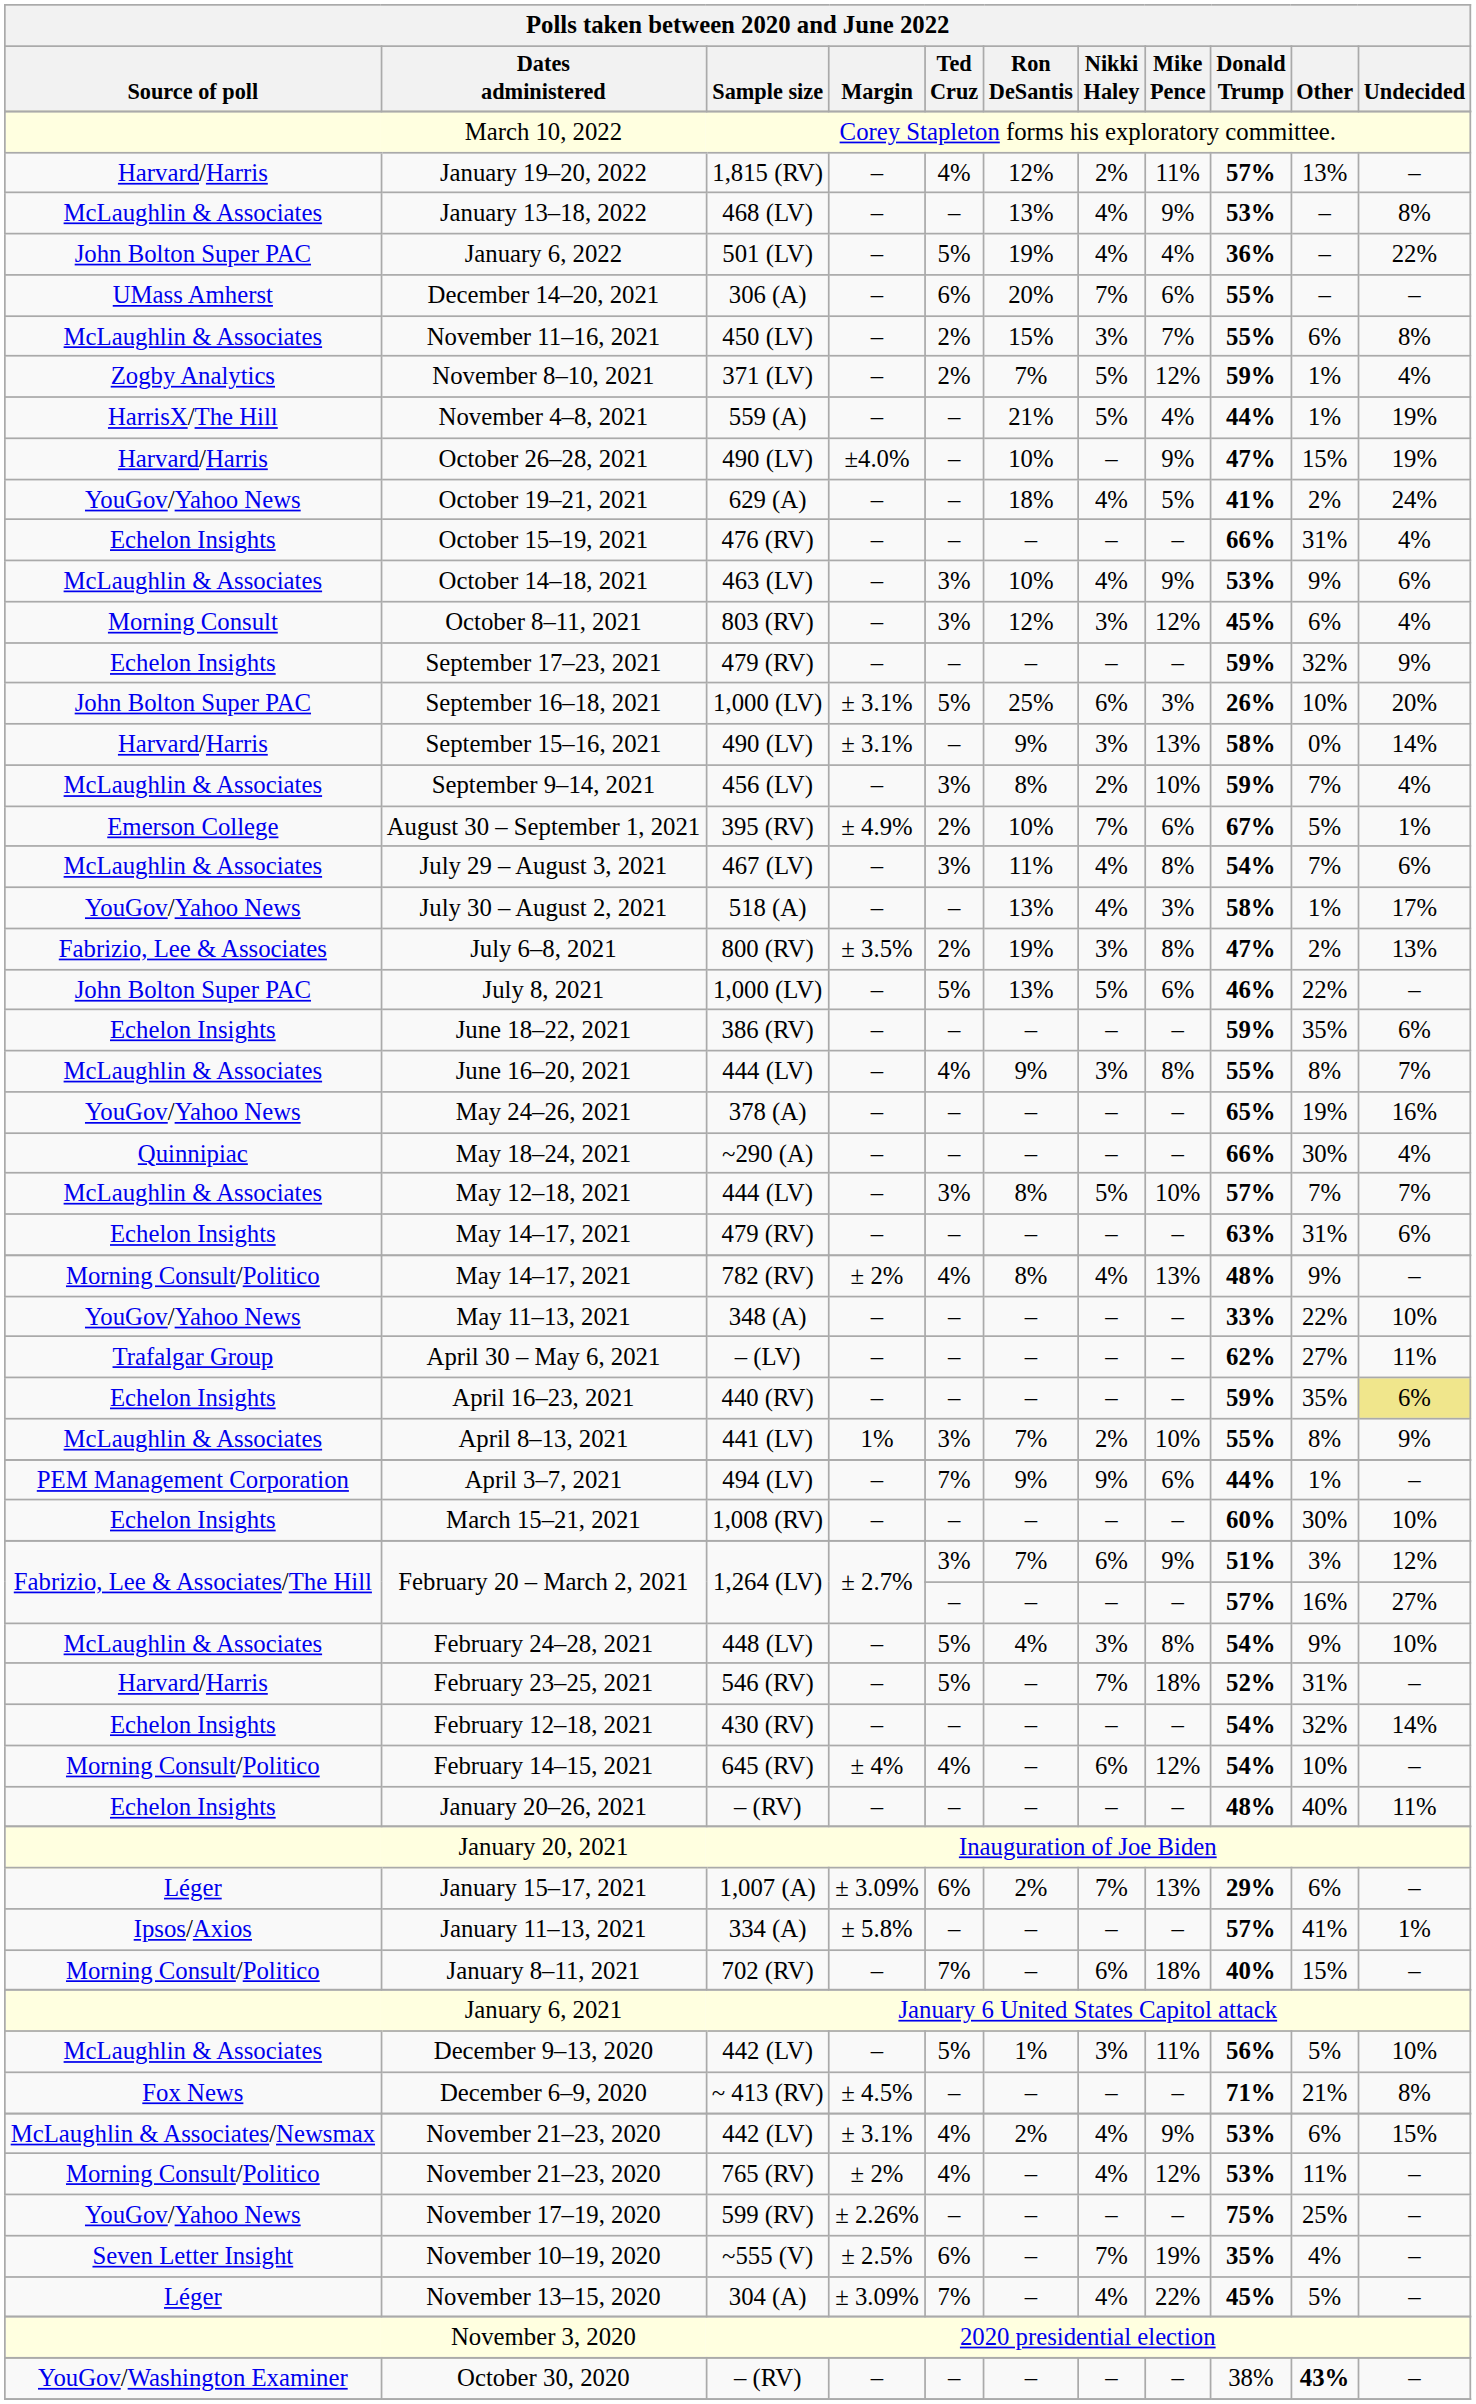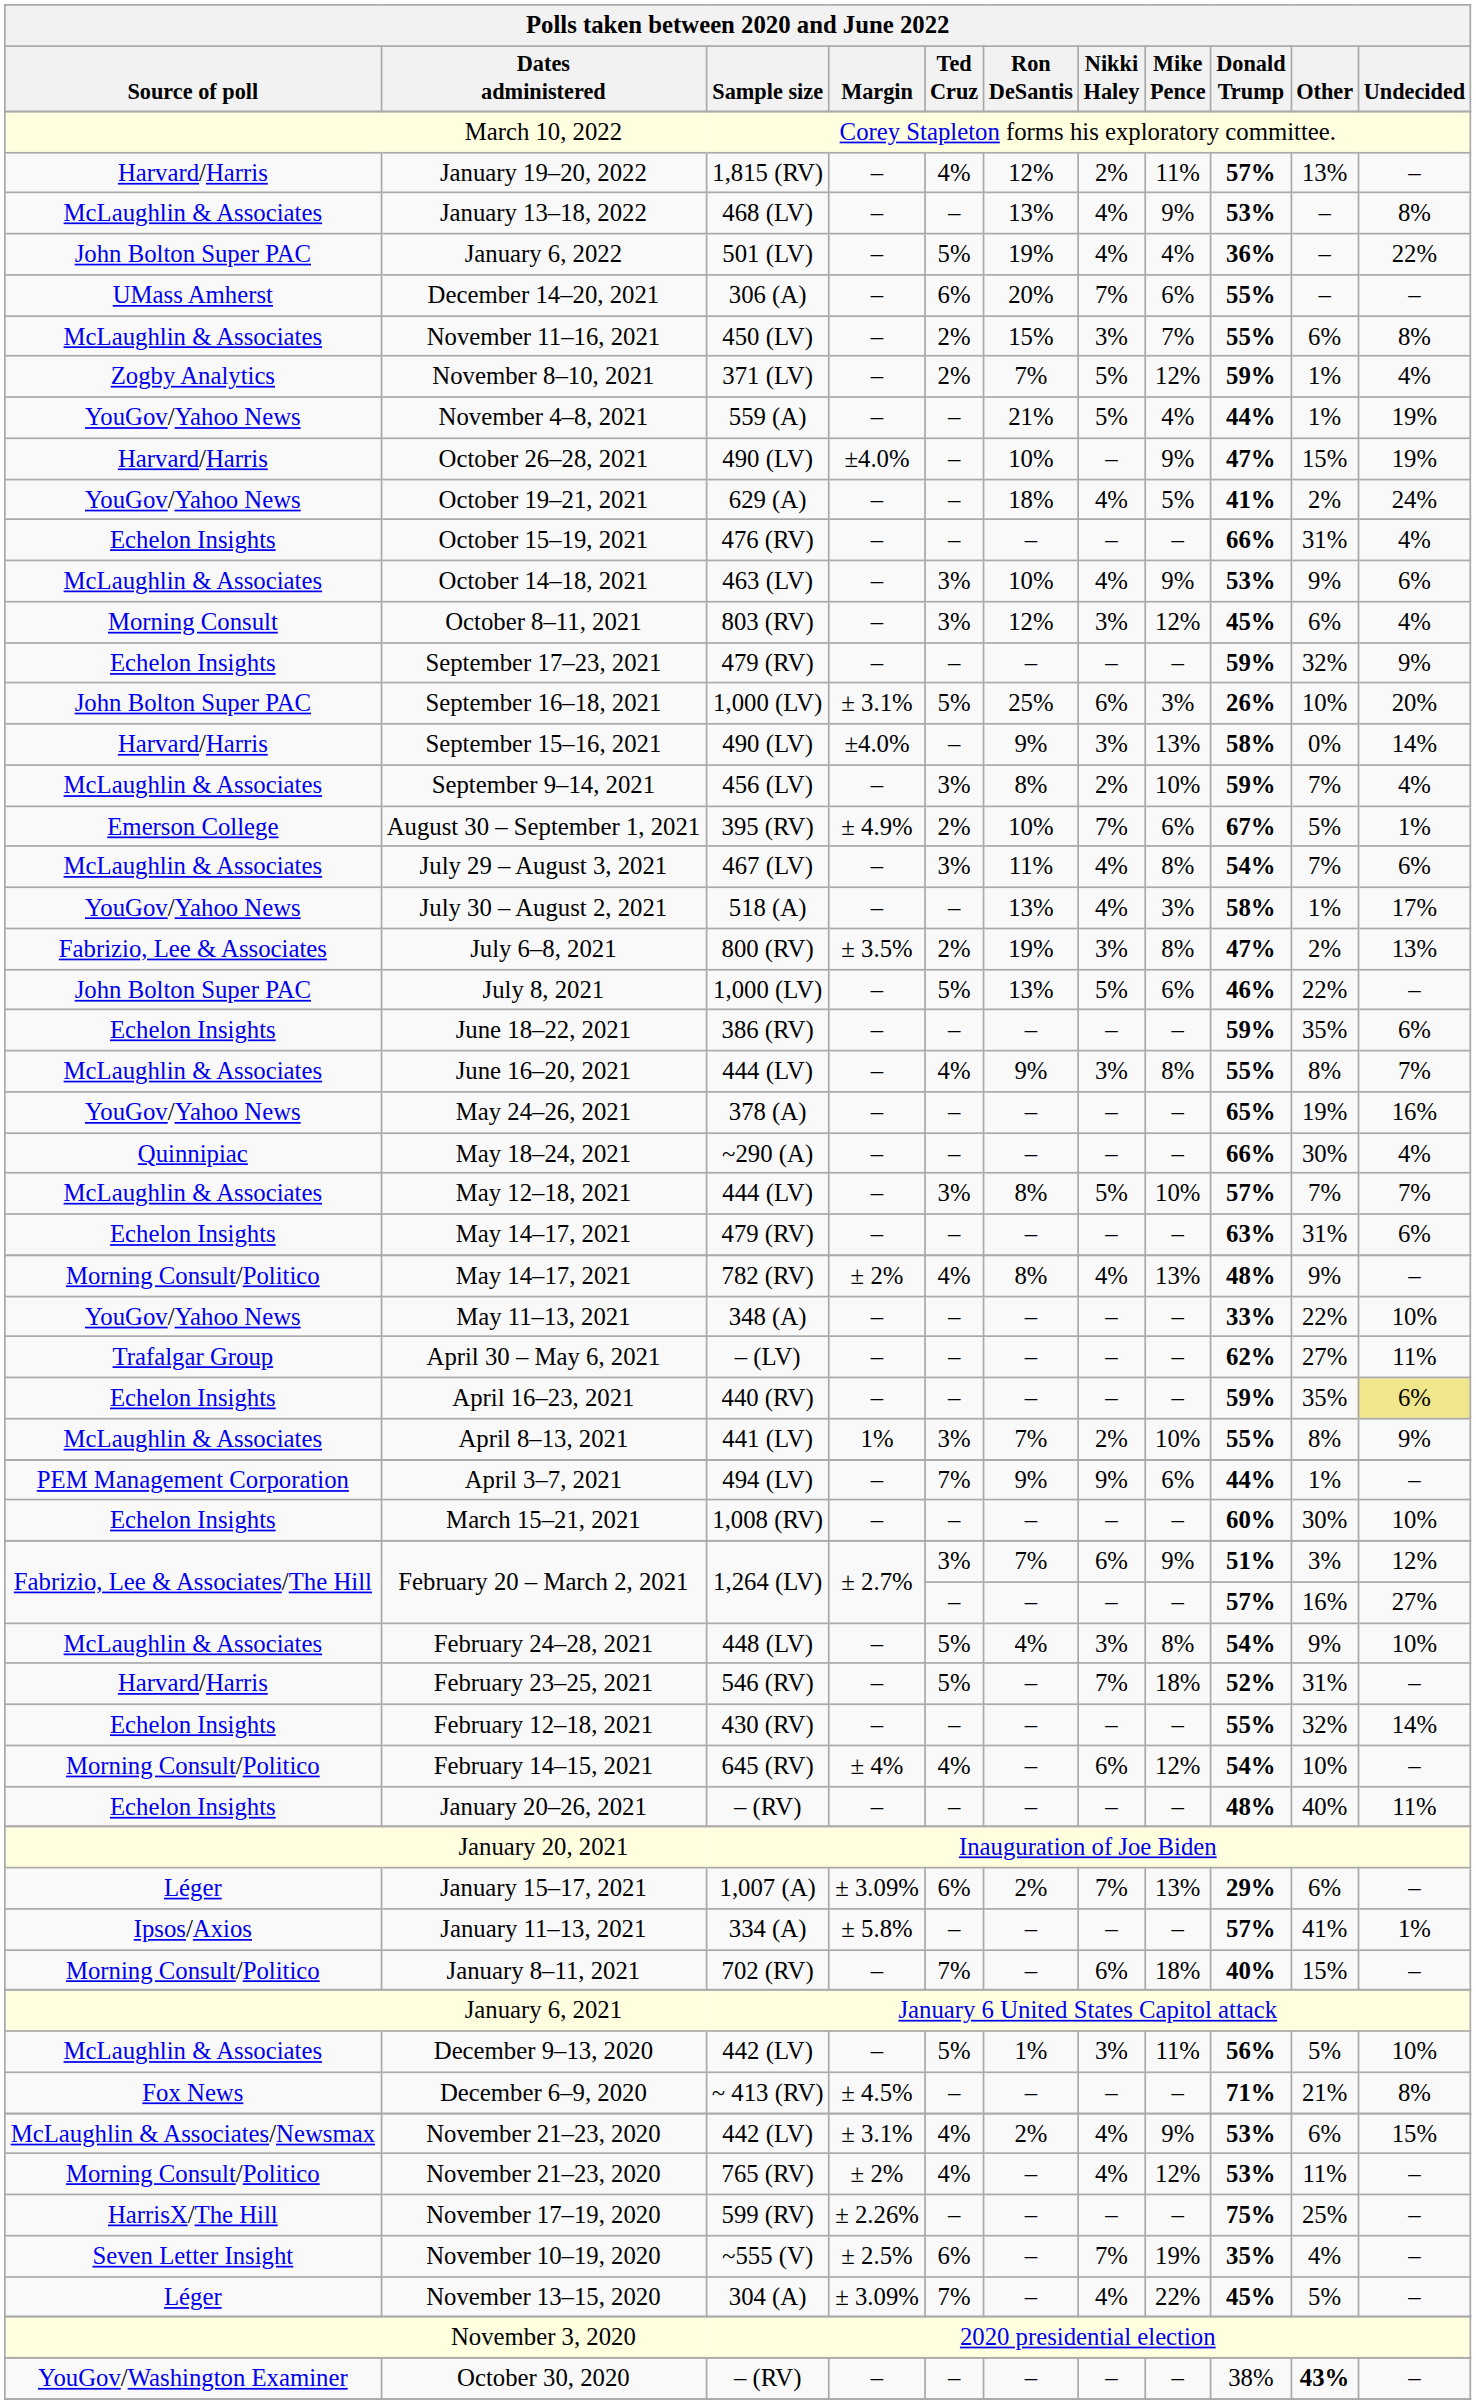(193, 417) HarrisX/The Hill -> (193, 417) YouGov/Yahoo News
(877, 744) ± 3.1% -> (877, 744) ±4.0%
(1251, 1724) 54% -> (1251, 1724) 55%
(193, 2215) YouGov/Yahoo News -> (193, 2215) HarrisX/The Hill
